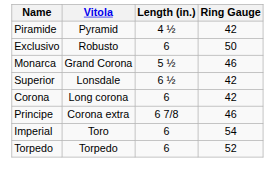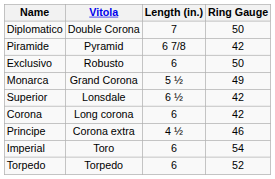+ row: (35, 30)
(166, 30) 4 ½ -> (174, 47) 6 7/8
(231, 64) 46 -> (238, 81) 49
(166, 115) 6 7/8 -> (174, 132) 4 ½
